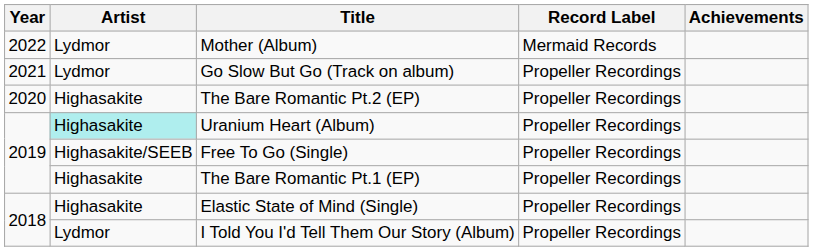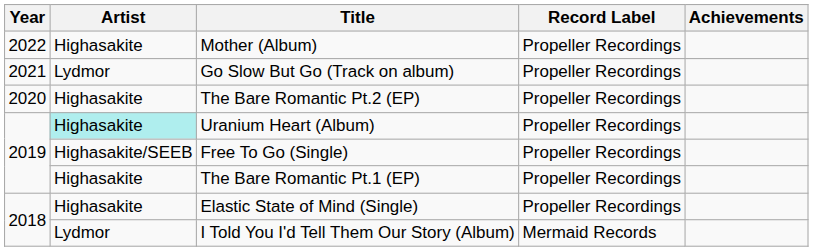(82, 44) Lydmor -> (98, 44) Highasakite
(589, 44) Mermaid Records -> (602, 44) Propeller Recordings
(602, 233) Propeller Recordings -> (589, 233) Mermaid Records
